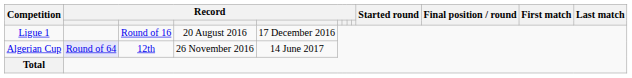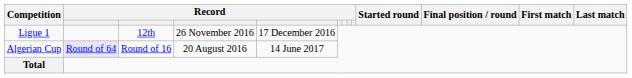(146, 33) Round of 16 -> (146, 33) 12th
(215, 33) 20 August 2016 -> (215, 33) 26 November 2016
(146, 49) 12th -> (146, 49) Round of 16
(215, 49) 26 November 2016 -> (215, 49) 20 August 2016
